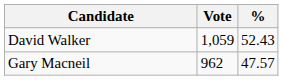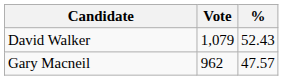(217, 39) 1,059 -> (217, 39) 1,079
